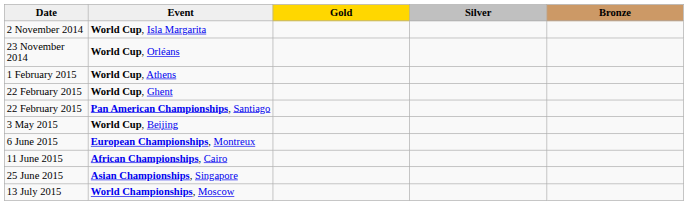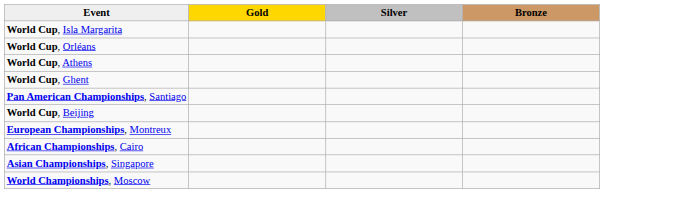- column: (46, 12)
